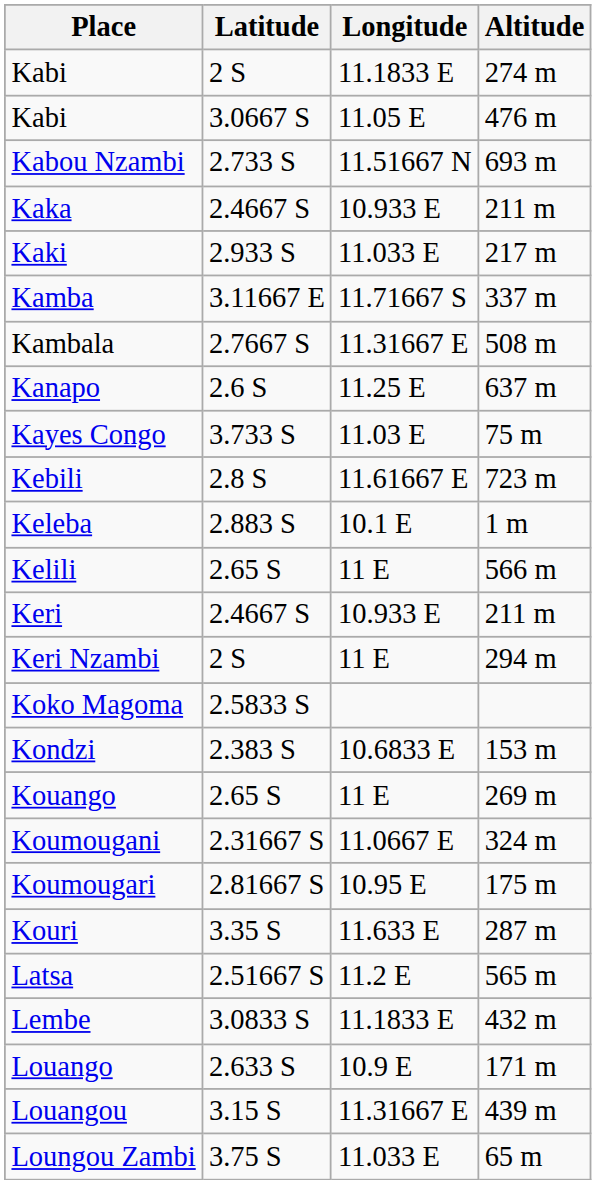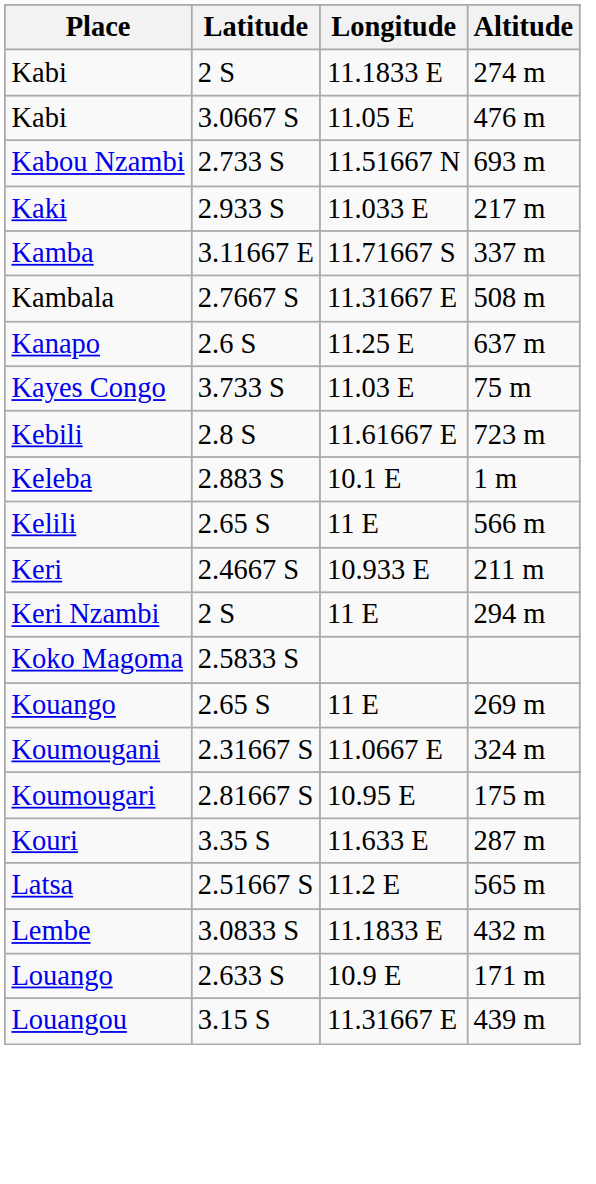- row: (42, 207)
- row: (53, 749)
- row: (104, 1156)
